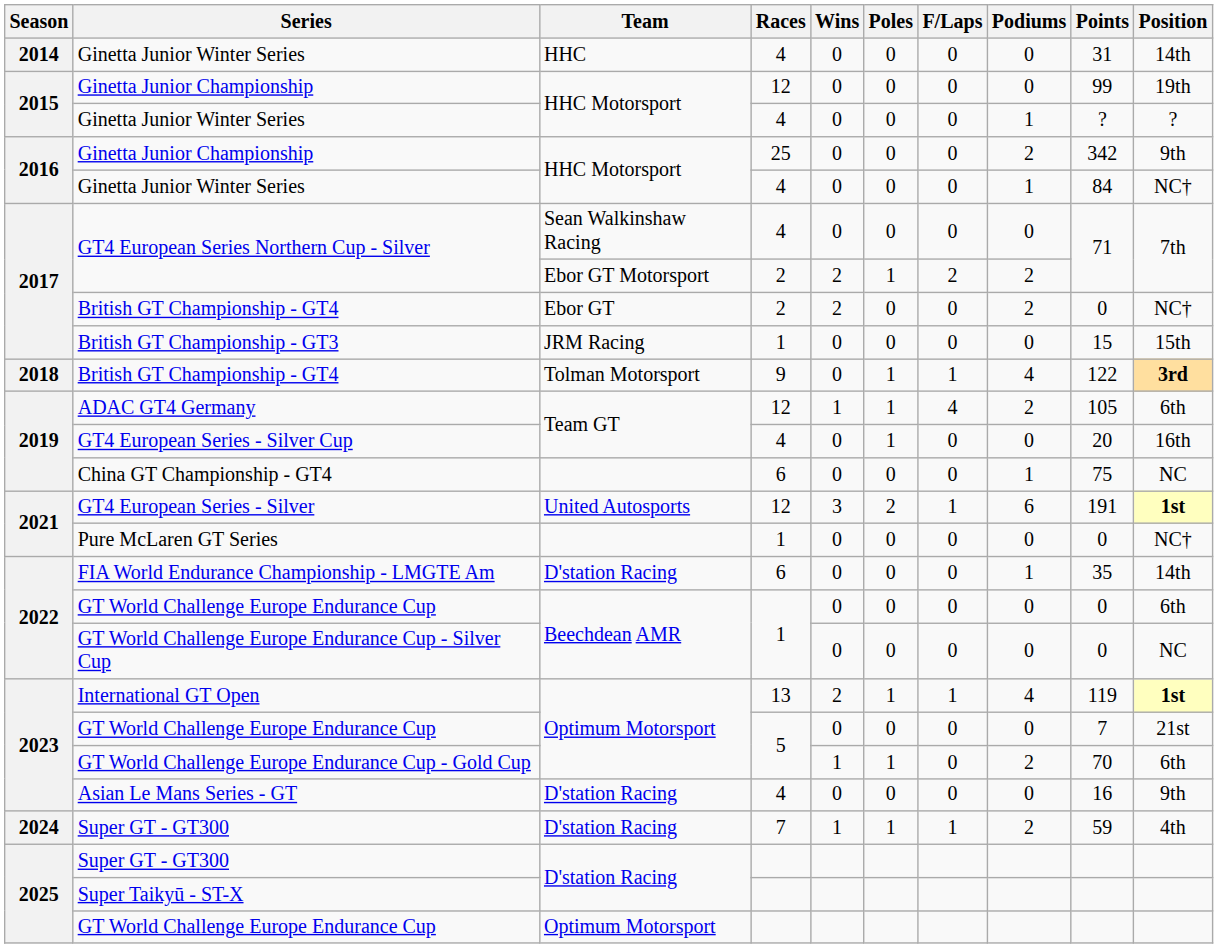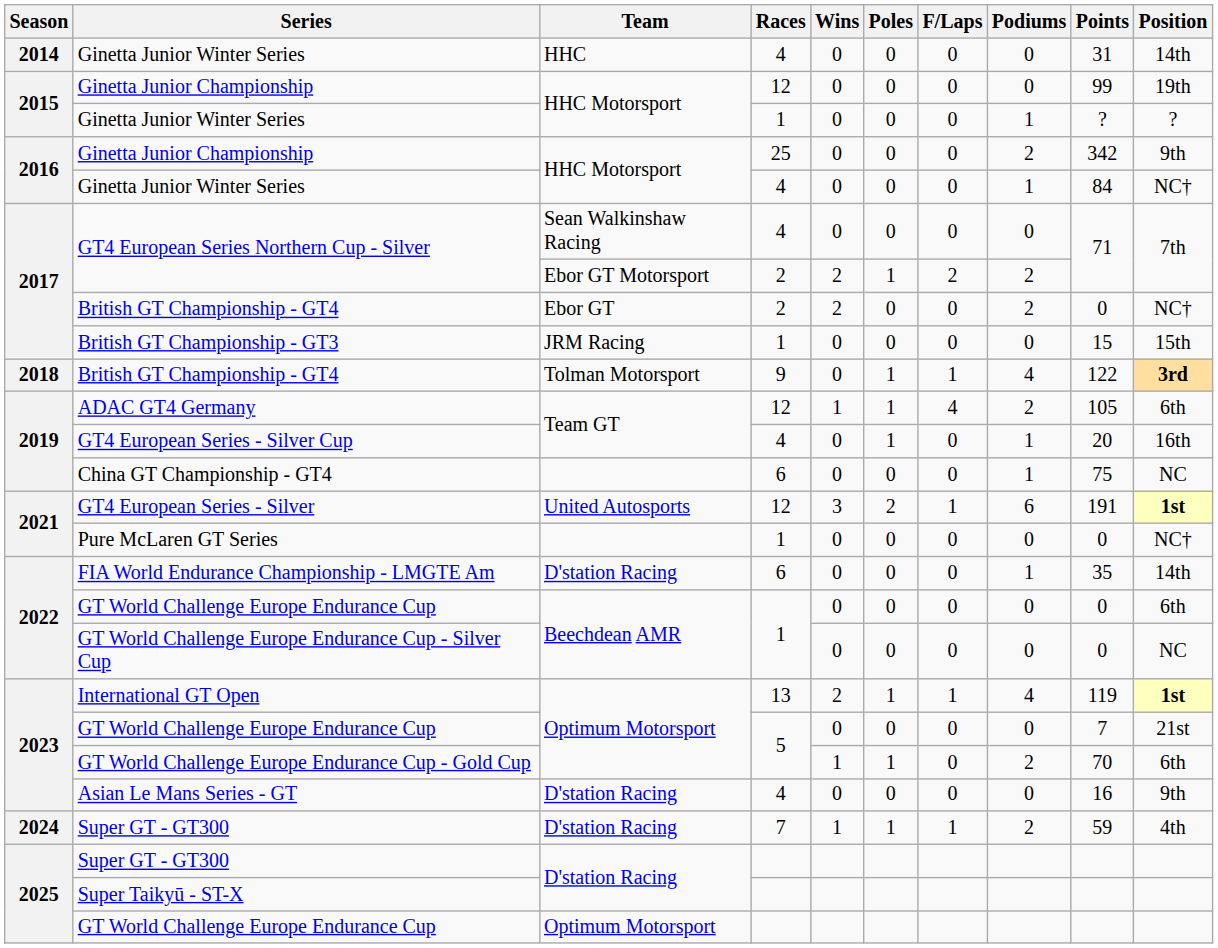(781, 120) 4 -> (781, 120) 1
(1029, 441) 0 -> (1029, 441) 1
